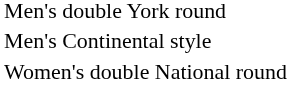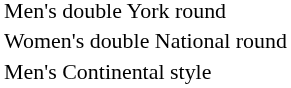rows swapped: (108, 41) <-> (146, 71)
